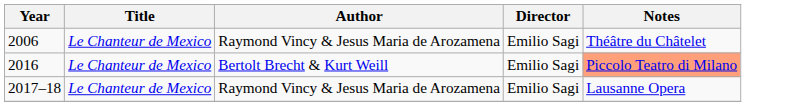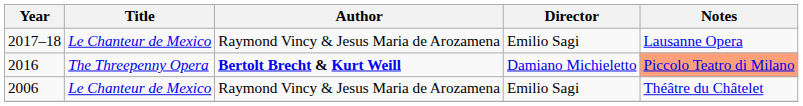rows swapped: (23, 40) <-> (35, 88)
(140, 64) Le Chanteur de Mexico -> (138, 64) The Threepenny Opera
(303, 64) normal -> (310, 64) bold
(543, 64) Emilio Sagi -> (572, 64) Damiano Michieletto
